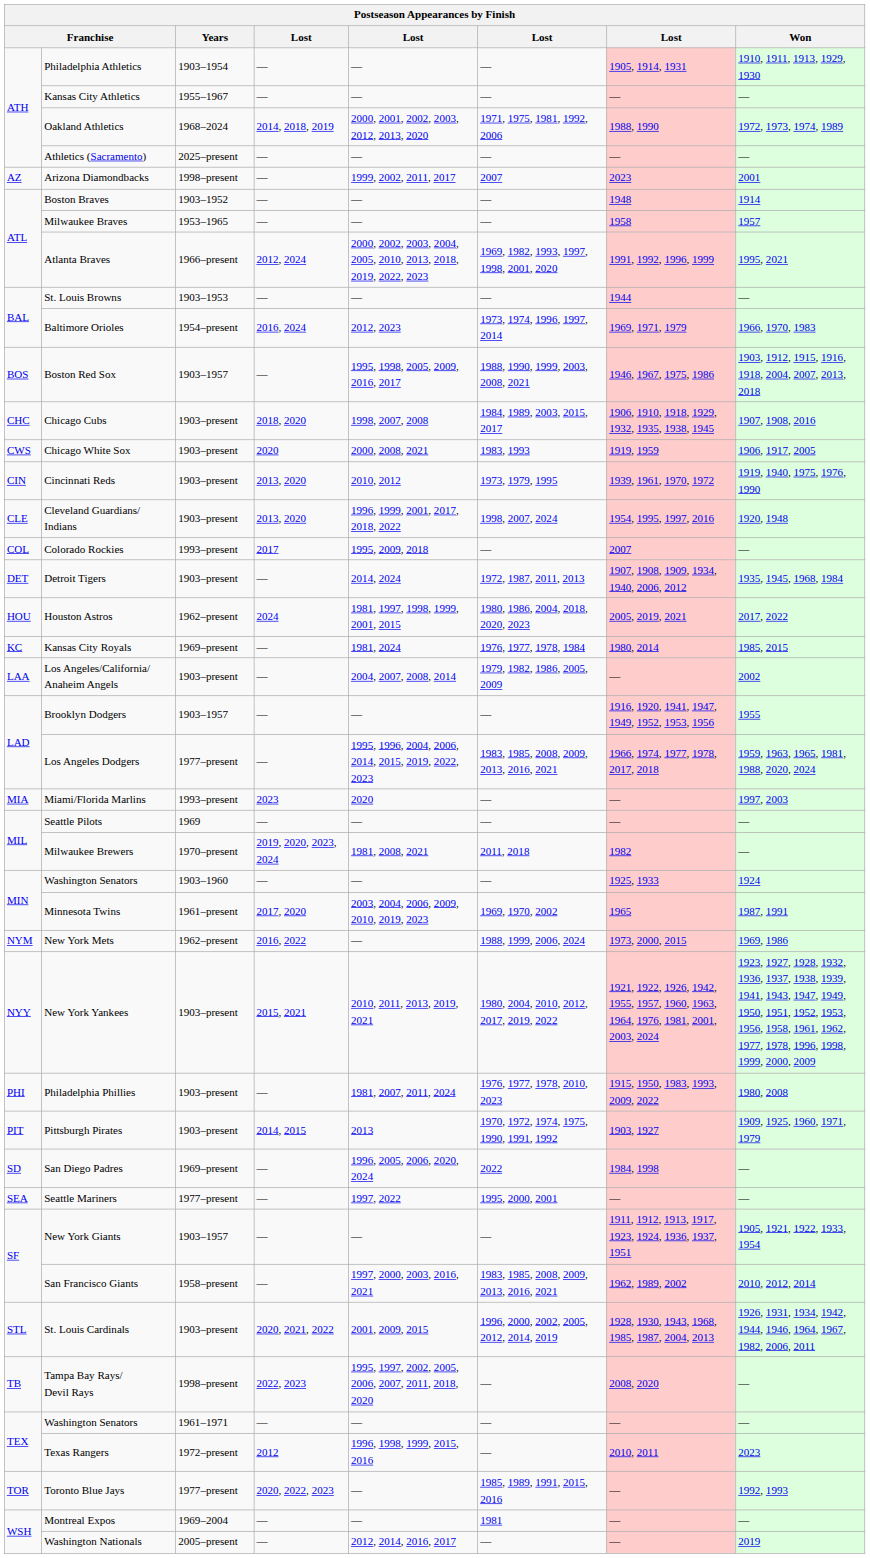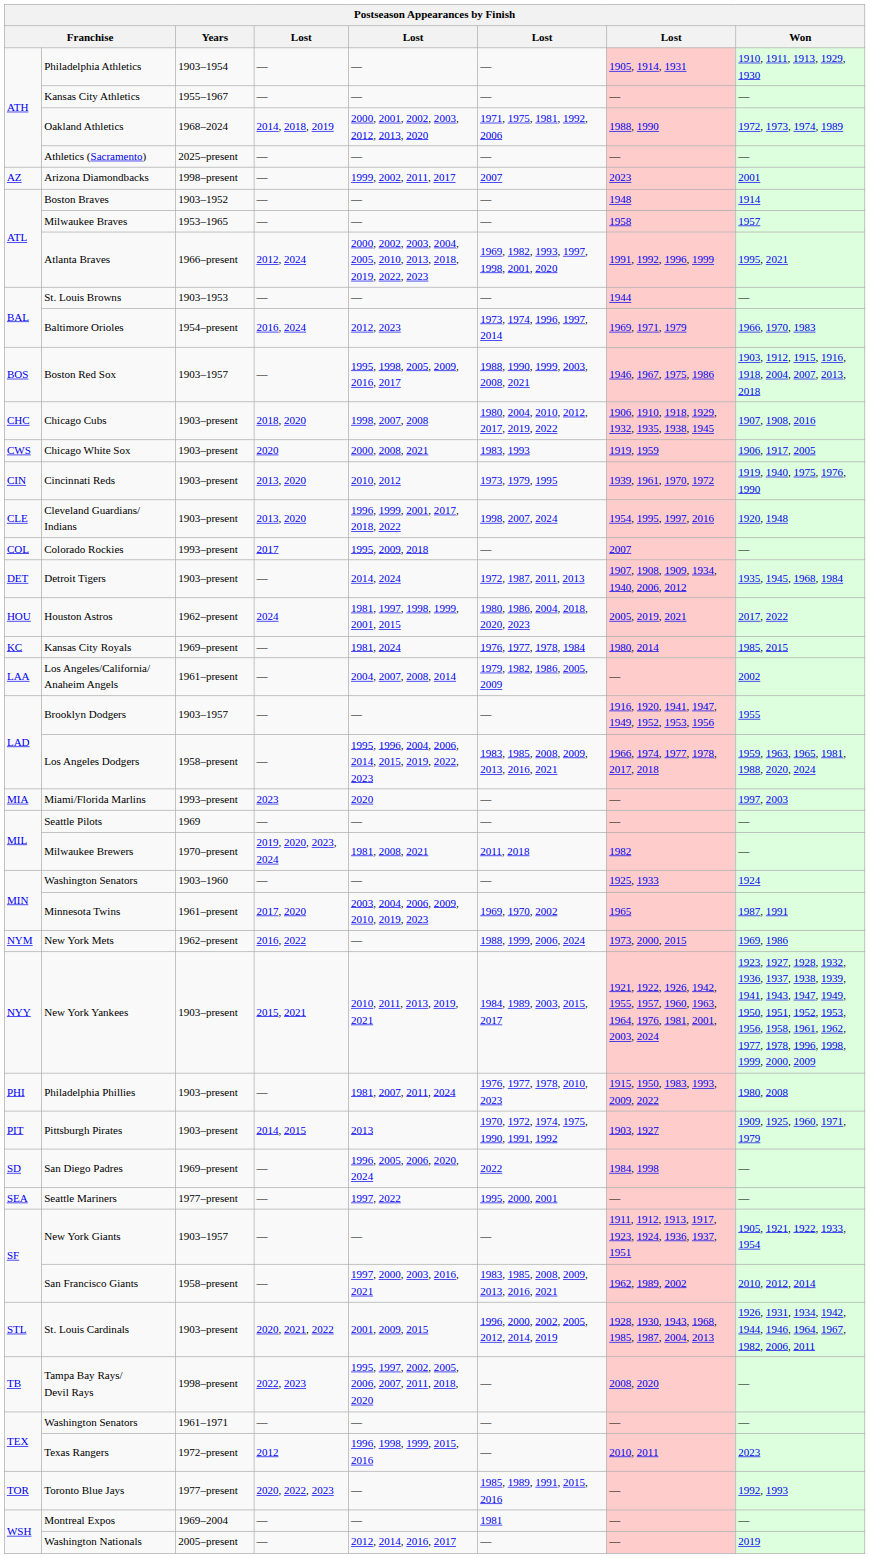(534, 420) 1984, 1989, 2003, 2015, 2017 -> (534, 420) 1980, 2004, 2010, 2012, 2017, 2019, 2022
(208, 676) 1903–present -> (208, 676) 1961–present
(208, 761) 1977–present -> (208, 761) 1958–present
(534, 1012) 1980, 2004, 2010, 2012, 2017, 2019, 2022 -> (534, 1012) 1984, 1989, 2003, 2015, 2017
